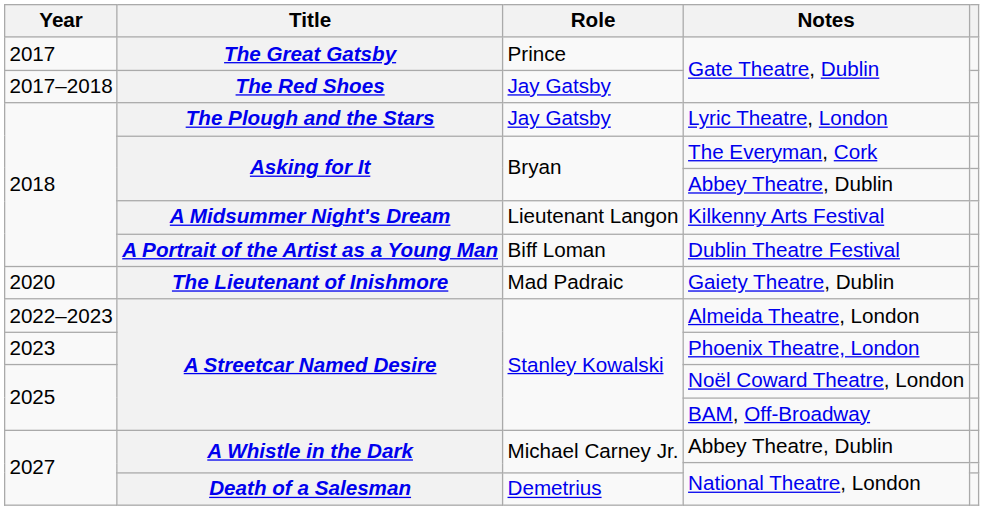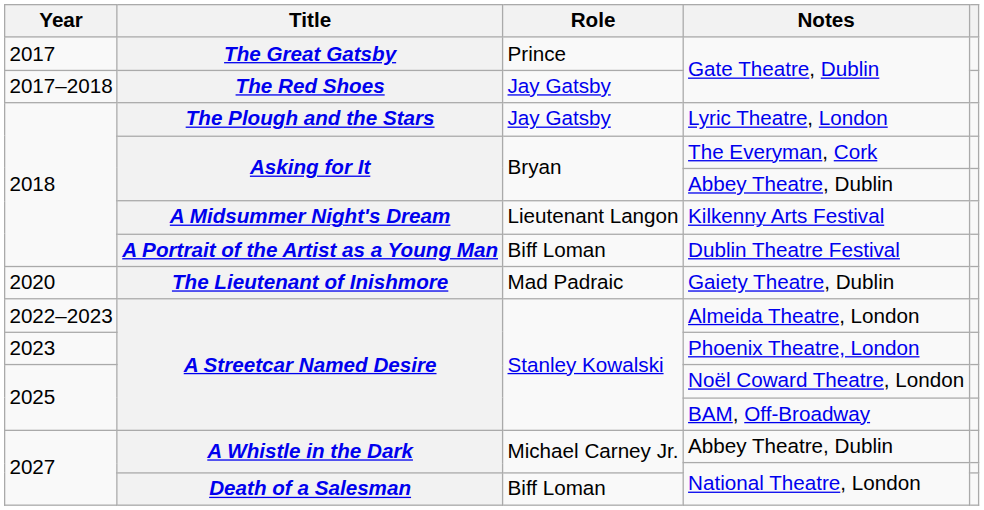(555, 488) Demetrius -> (557, 488) Biff Loman
